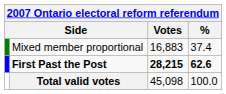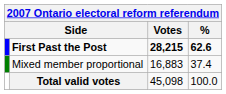rows swapped: (59, 64) <-> (78, 47)
